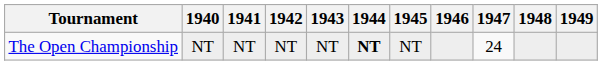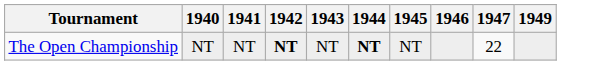- column: (535, 18)
(286, 46) normal -> (286, 46) bold
(494, 46) 24 -> (494, 46) 22
